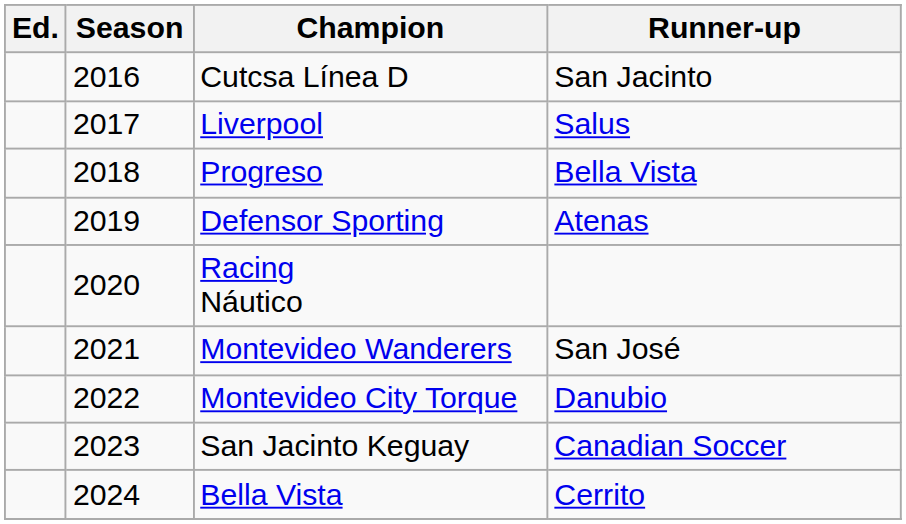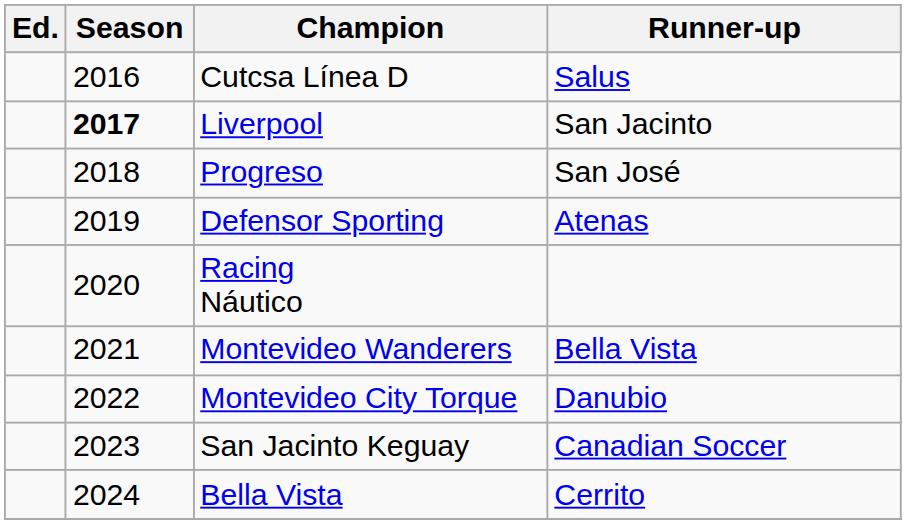(633, 76) San Jacinto -> (592, 76) Salus
(107, 124) normal -> (107, 124) bold
(592, 124) Salus -> (633, 124) San Jacinto
(626, 172) Bella Vista -> (617, 172) San José
(617, 350) San José -> (626, 350) Bella Vista
